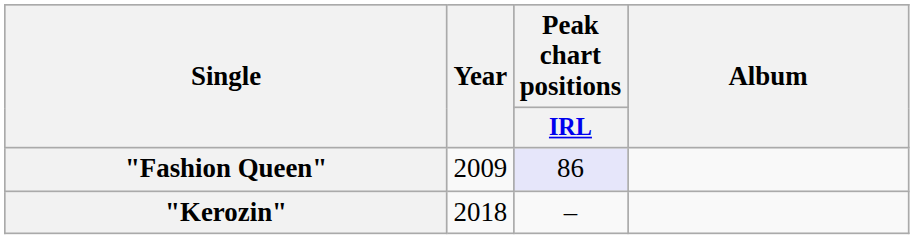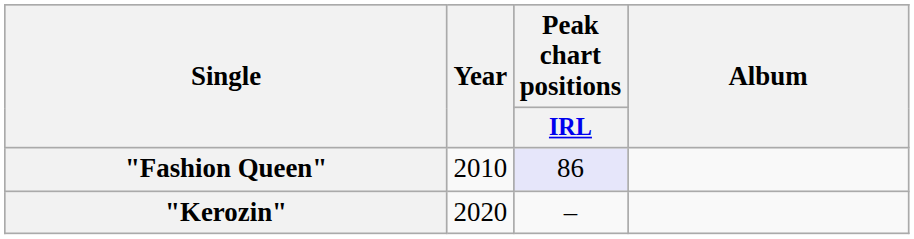(480, 168) 2009 -> (480, 168) 2010
(480, 211) 2018 -> (480, 211) 2020
